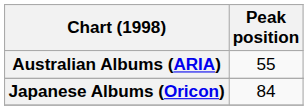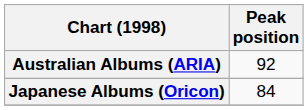(266, 64) 55 -> (266, 64) 92
